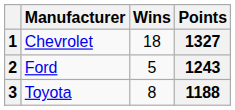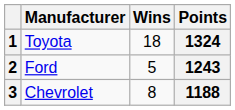(59, 42) Chevrolet -> (48, 42) Toyota
(203, 42) 1327 -> (203, 42) 1324
(48, 92) Toyota -> (59, 92) Chevrolet
